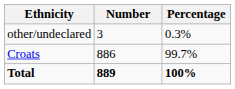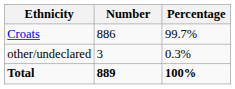rows swapped: (24, 53) <-> (49, 34)
